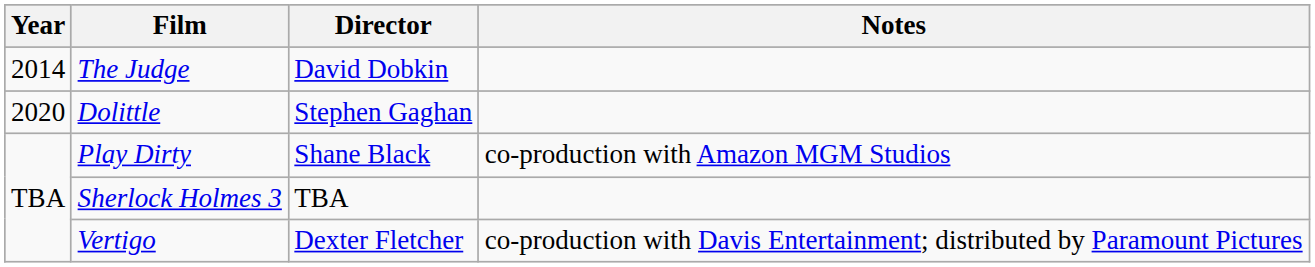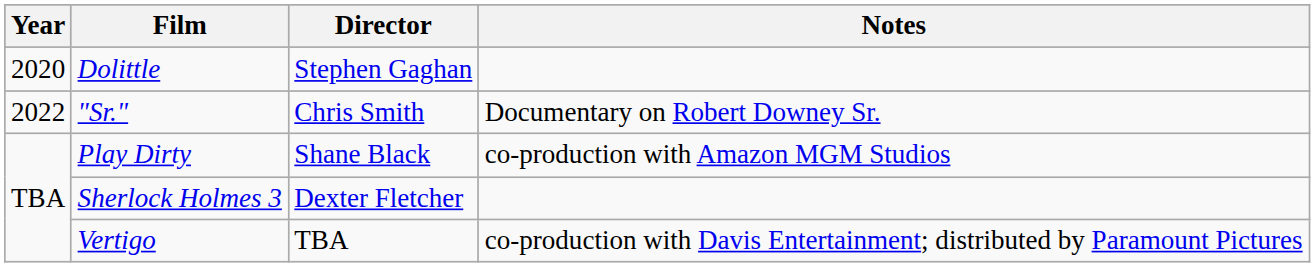- row: (134, 68)
+ row: (103, 111)
(321, 197) TBA -> (379, 197) Dexter Fletcher
(379, 240) Dexter Fletcher -> (321, 240) TBA
